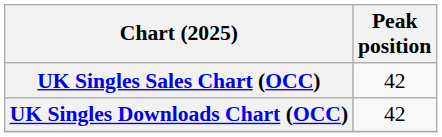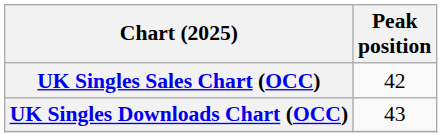(395, 114) 42 -> (395, 114) 43
